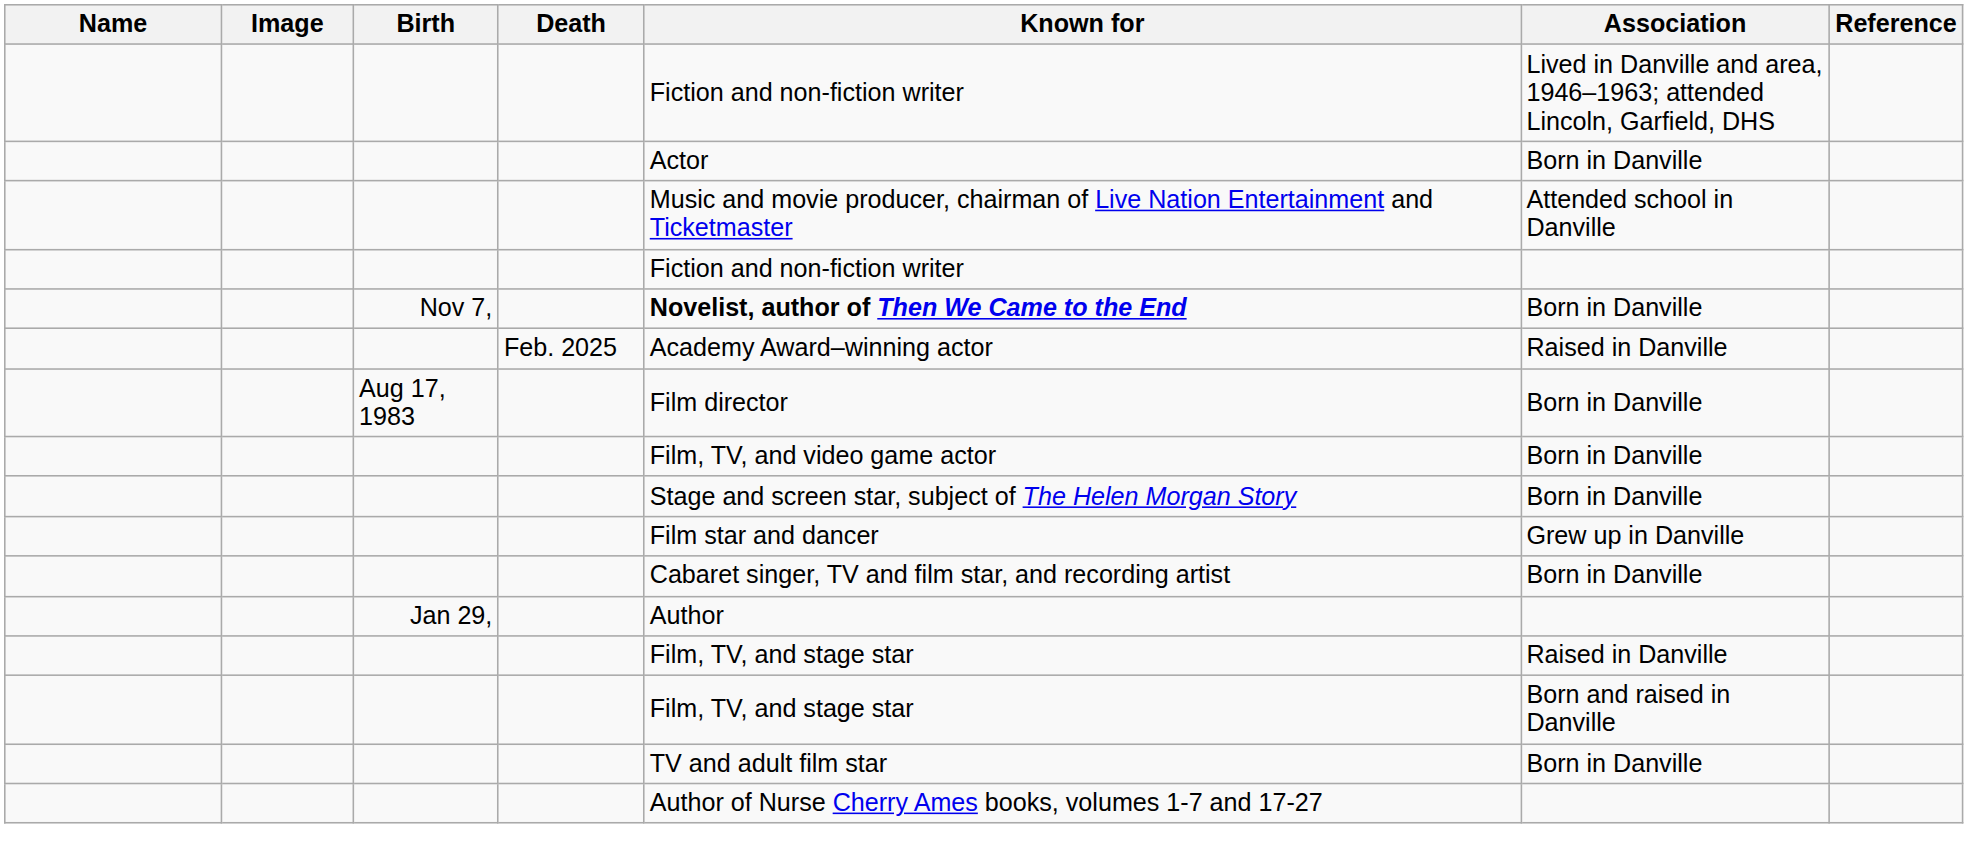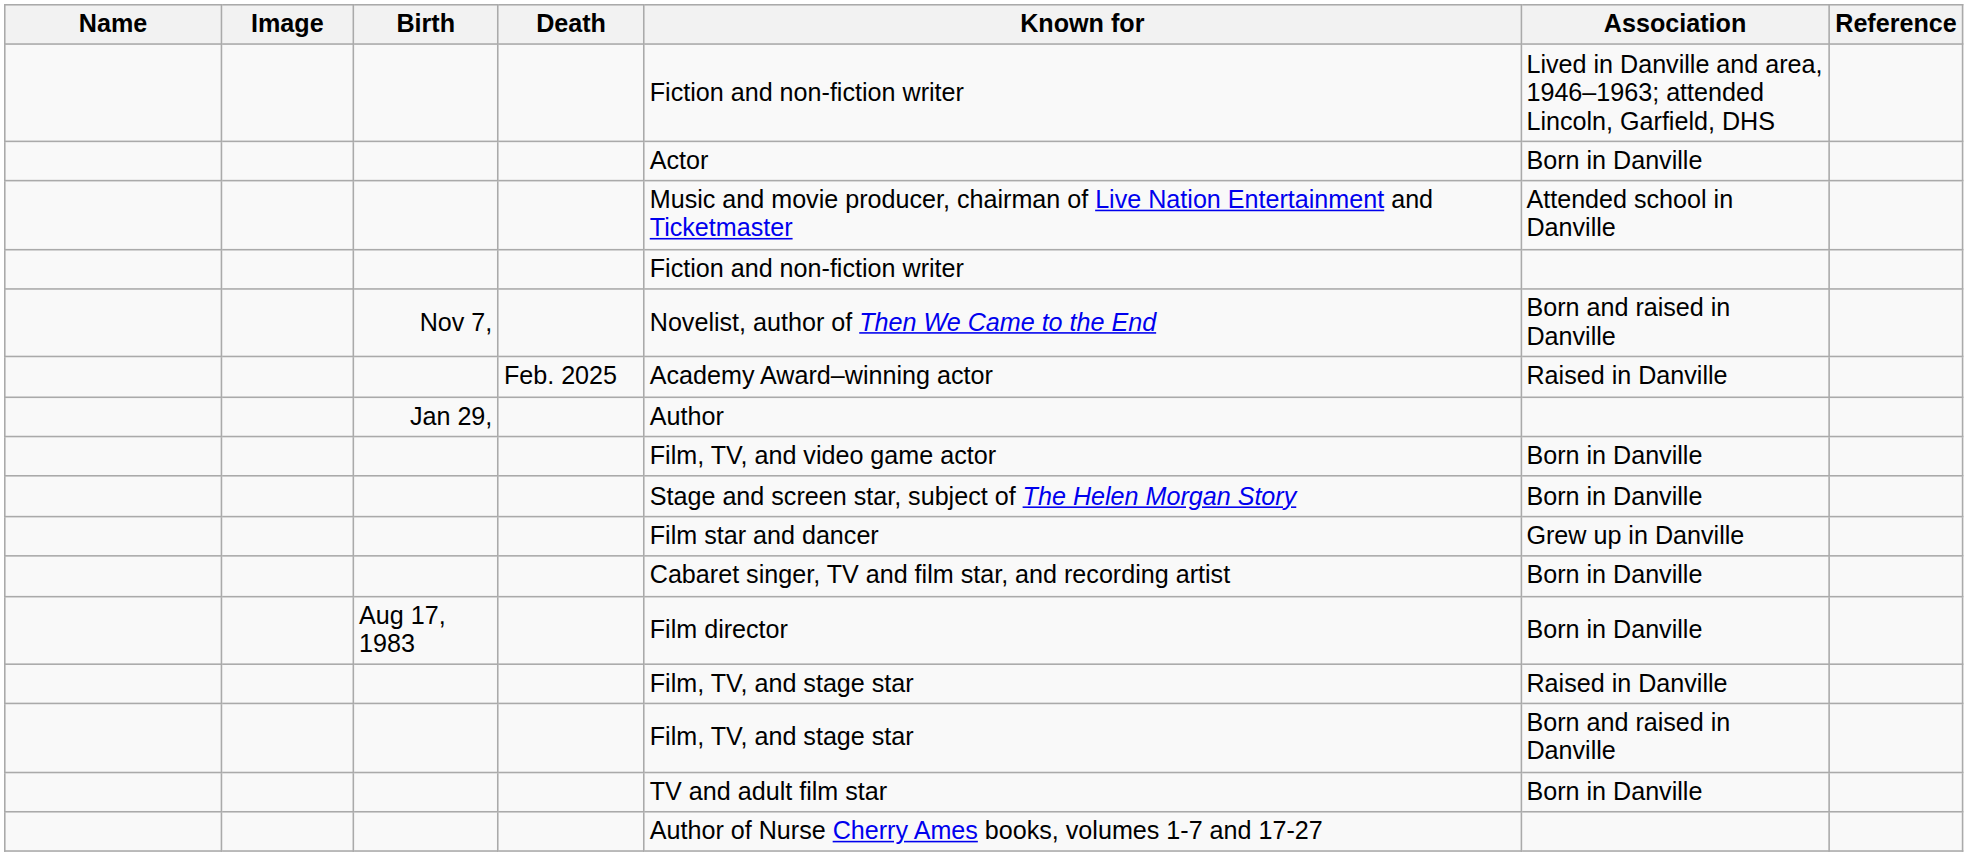(918, 308) bold -> (903, 322) normal
(1614, 308) Born in Danville -> (1628, 322) Born and raised in Danville
rows swapped: (402, 402) <-> (451, 615)
